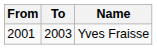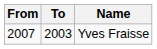(21, 34) 2001 -> (21, 34) 2007
